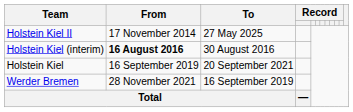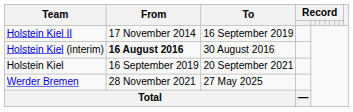(233, 33) 27 May 2025 -> (248, 33) 16 September 2019
(248, 82) 16 September 2019 -> (233, 82) 27 May 2025
